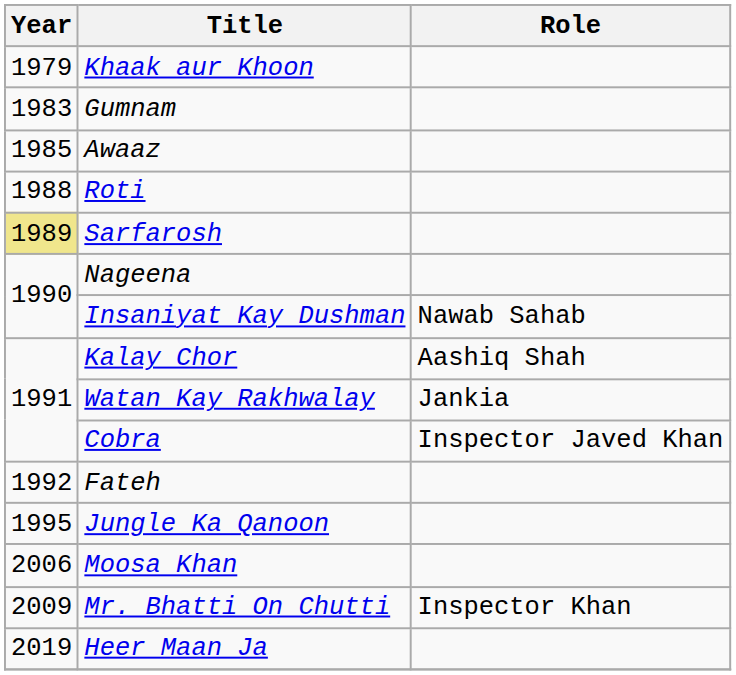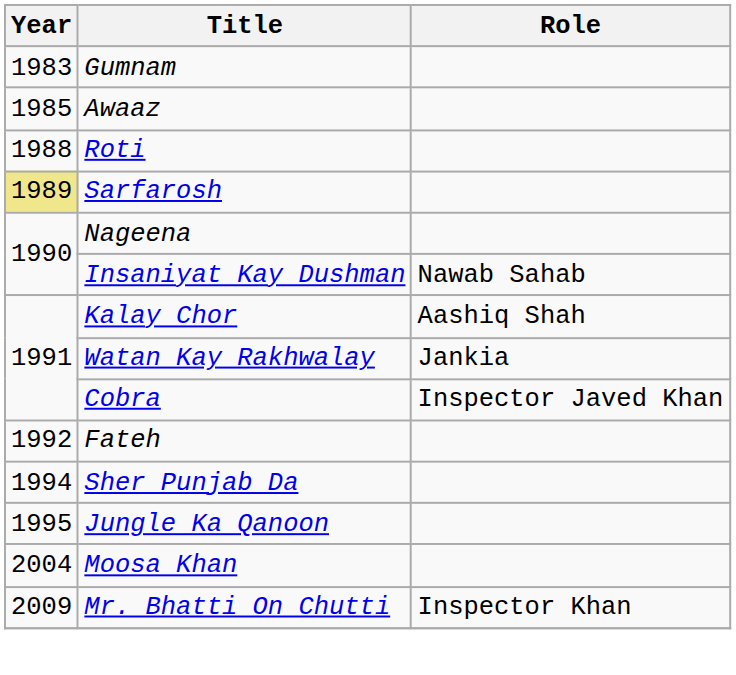- row: (199, 67)
+ row: (191, 483)
(42, 566) 2006 -> (42, 566) 2004
- row: (176, 649)
